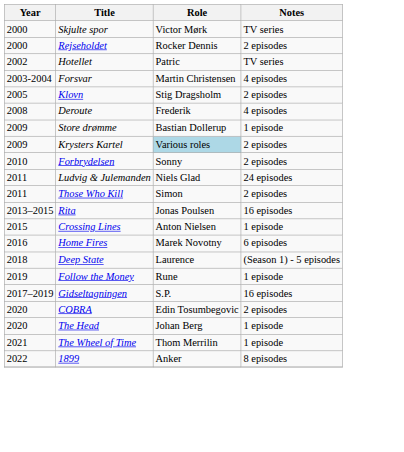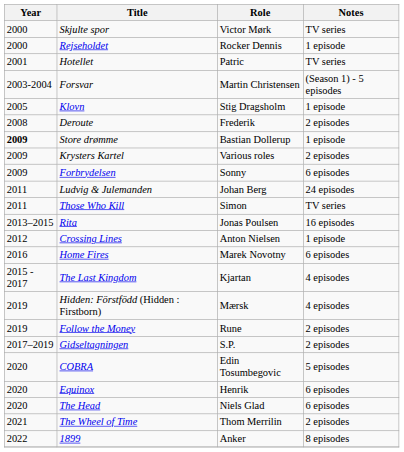(265, 45) 2 episodes -> (325, 45) 1 episode
(17, 62) 2002 -> (17, 62) 2001
(265, 78) 4 episodes -> (335, 84) (Season 1) - 5 episodes
(265, 95) 2 episodes -> (325, 106) 1 episode
(265, 111) 4 episodes -> (327, 123) 2 episodes
(17, 128) normal -> (17, 139) bold
(183, 144) lightblue background -> (247, 156) no background
(17, 161) 2010 -> (17, 172) 2009
(265, 161) 2 episodes -> (327, 172) 6 episodes
(178, 177) Niels Glad -> (243, 189) Johan Berg
(265, 194) 2 episodes -> (326, 205) TV series
(17, 227) 2015 -> (17, 238) 2012
+ row: (98, 277)
- row: (81, 260)
+ row: (119, 305)
(263, 276) 1 episode -> (327, 328) 2 episodes
(268, 293) 16 episodes -> (327, 344) 2 episodes
(265, 309) 2 episodes -> (327, 367) 5 episodes
+ row: (77, 389)
(179, 326) Johan Berg -> (242, 405) Niels Glad
(263, 326) 1 episode -> (327, 405) 6 episodes
(263, 342) 1 episode -> (327, 422) 2 episodes
